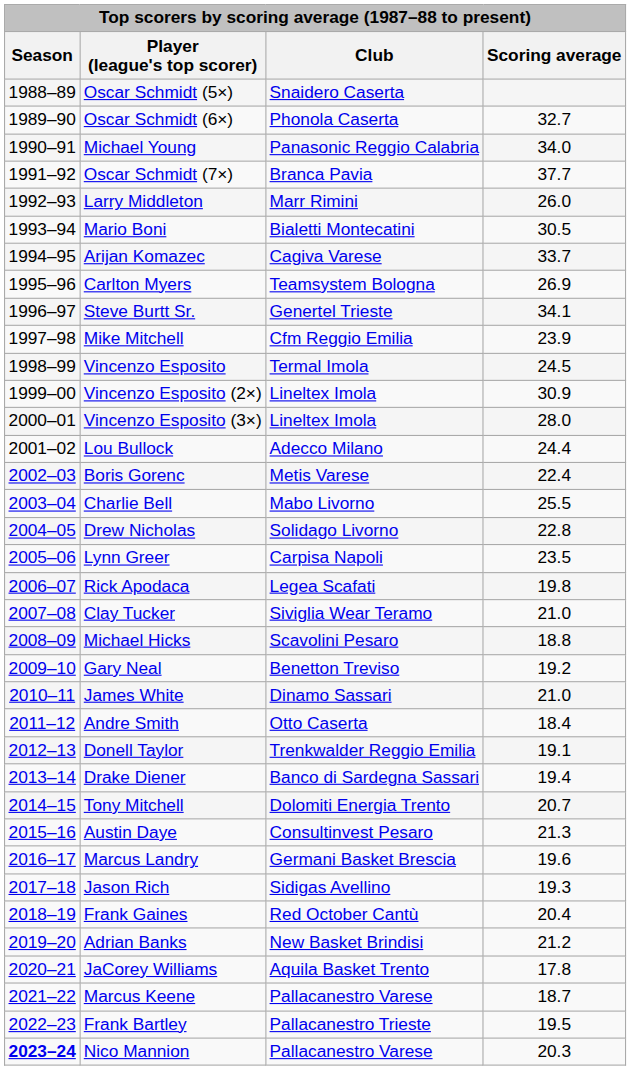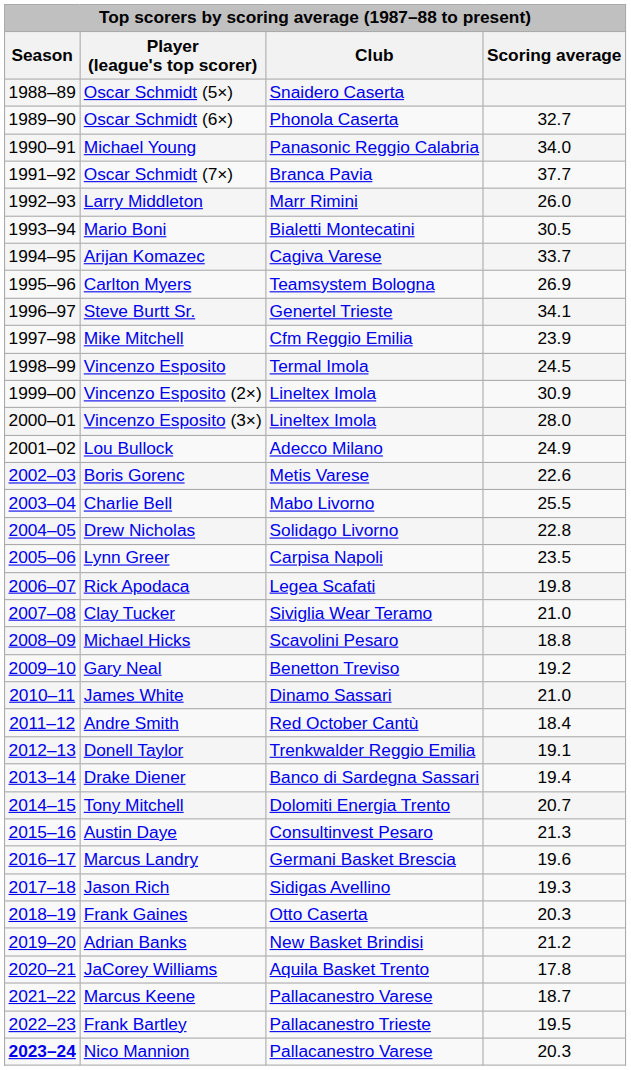(554, 448) 24.4 -> (554, 448) 24.9
(554, 476) 22.4 -> (554, 476) 22.6
(319, 722) Otto Caserta -> (344, 722) Red October Cantù
(344, 914) Red October Cantù -> (319, 914) Otto Caserta
(554, 914) 20.4 -> (554, 914) 20.3
